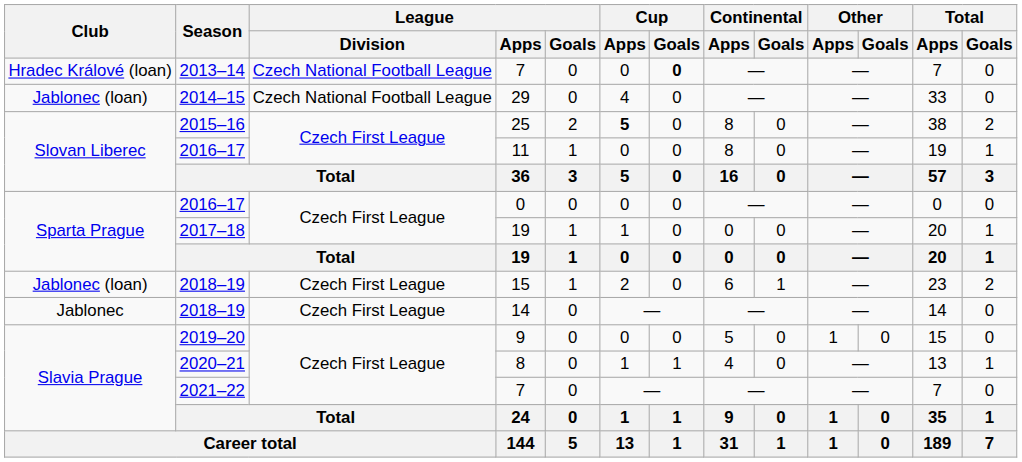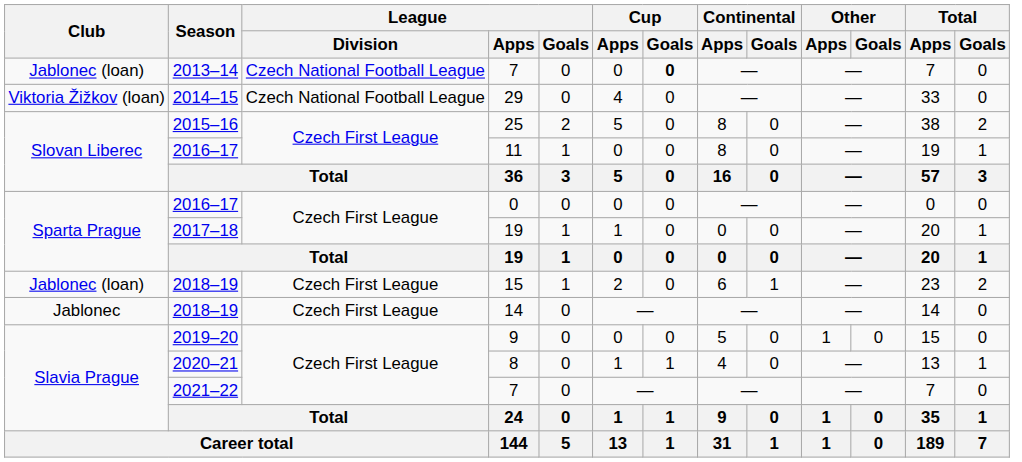(90, 71) Hradec Králové (loan) -> (87, 71) Jablonec (loan)
(90, 97) Jablonec (loan) -> (87, 97) Viktoria Žižkov (loan)
(625, 124) bold -> (618, 124) normal
